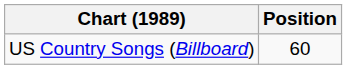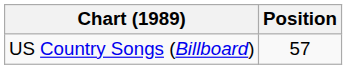(300, 49) 60 -> (300, 49) 57
